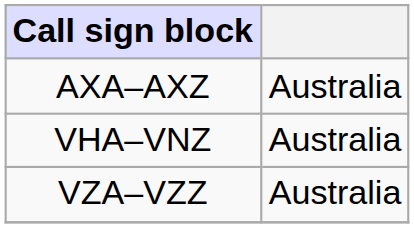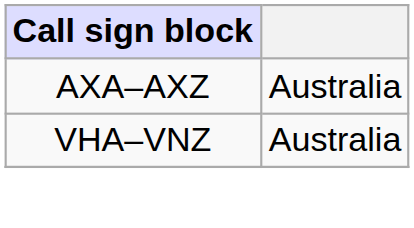- row: (133, 193)
